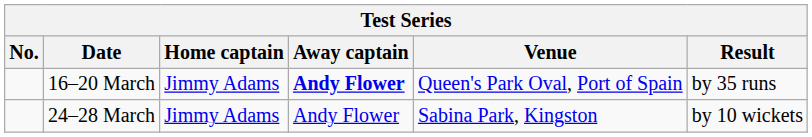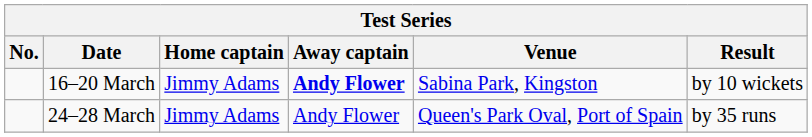(550, 83) Queen's Park Oval, Port of Spain -> (508, 83) Sabina Park, Kingston
(734, 83) by 35 runs -> (747, 83) by 10 wickets
(508, 115) Sabina Park, Kingston -> (550, 115) Queen's Park Oval, Port of Spain
(747, 115) by 10 wickets -> (734, 115) by 35 runs
